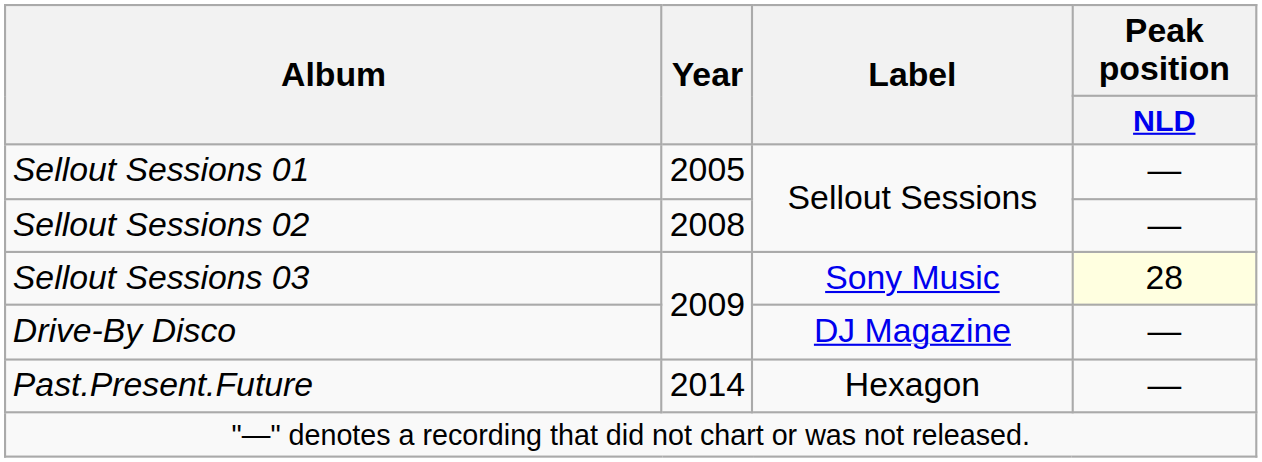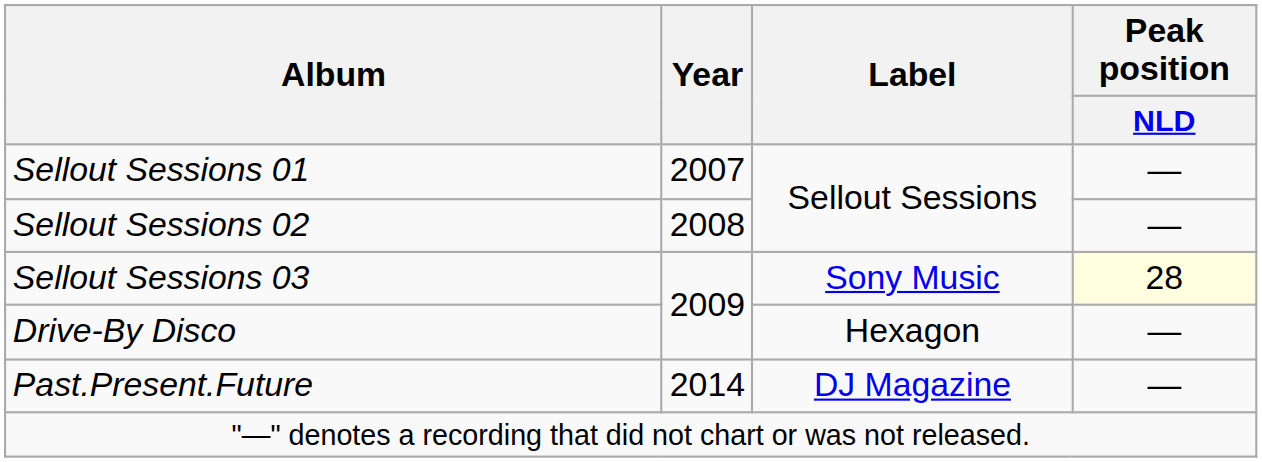(707, 170) 2005 -> (707, 170) 2007
(912, 331) DJ Magazine -> (912, 331) Hexagon
(912, 384) Hexagon -> (912, 384) DJ Magazine
